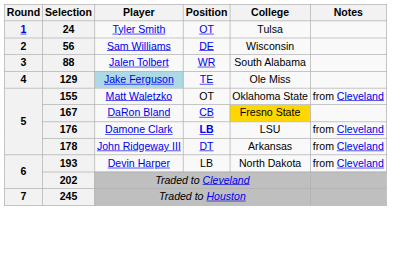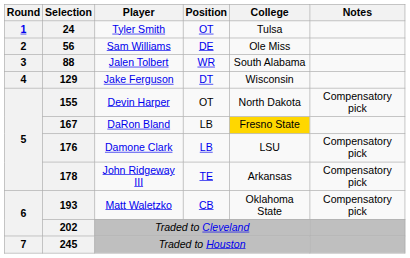(270, 46) Wisconsin -> (270, 46) Ole Miss
(139, 79) lightblue background -> (139, 79) no background
(207, 79) TE -> (206, 79) DT
(270, 79) Ole Miss -> (270, 79) Wisconsin
(139, 96) Matt Waletzko -> (139, 102) Devin Harper
(270, 96) Oklahoma State -> (270, 102) North Dakota
(348, 96) from Cleveland -> (357, 102) Compensatory pick
(207, 113) CB -> (206, 125) LB
(207, 130) bold -> (206, 147) normal
(348, 130) from Cleveland -> (357, 147) Compensatory pick
(207, 146) DT -> (206, 176) TE
(348, 146) from Cleveland -> (357, 176) Compensatory pick
(139, 163) Devin Harper -> (139, 205) Matt Waletzko
(207, 163) LB -> (206, 205) CB
(270, 163) North Dakota -> (270, 205) Oklahoma State
(348, 163) from Cleveland -> (357, 205) Compensatory pick
